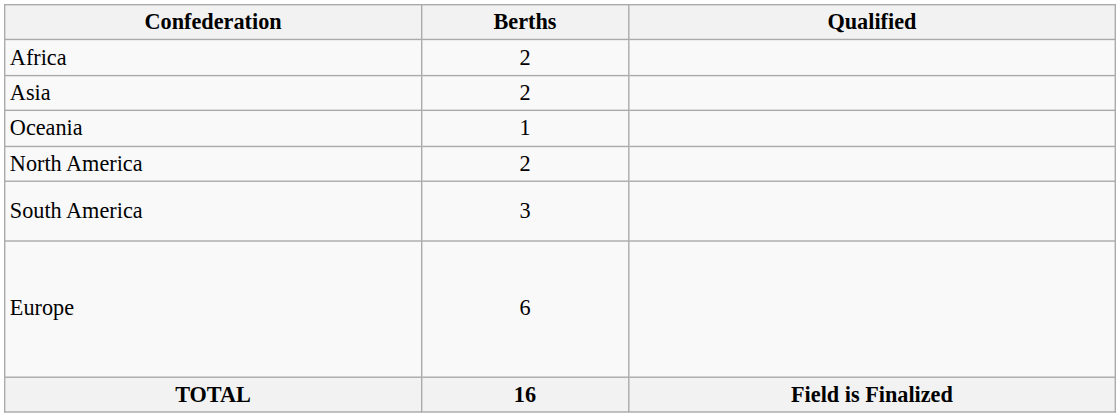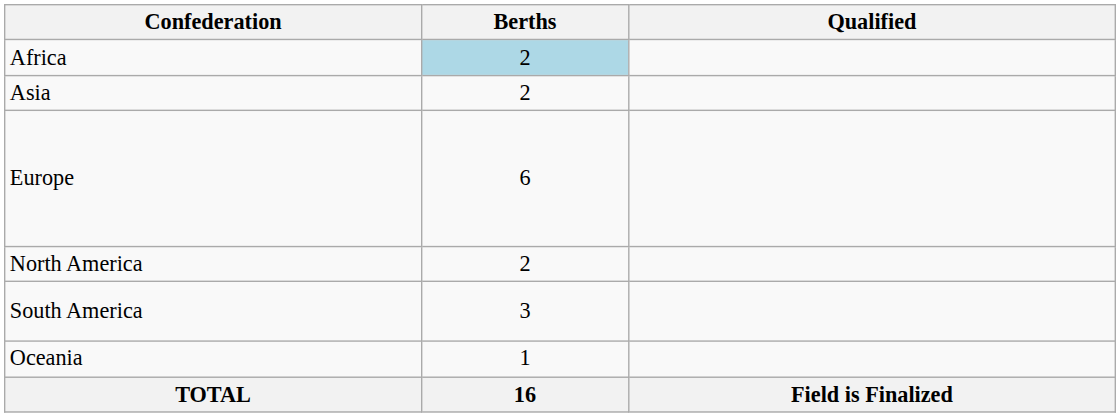(525, 57) no background -> (525, 57) lightblue background
rows swapped: (42, 308) <-> (46, 127)
